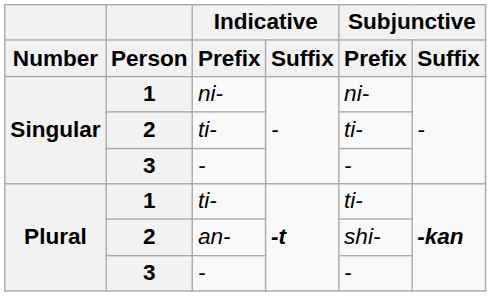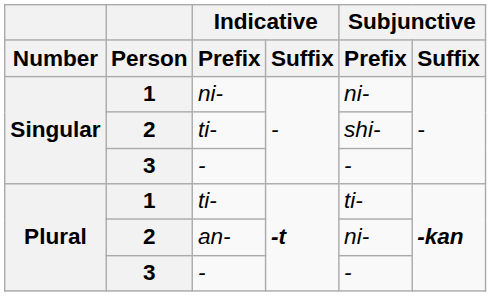(353, 129) ti- -> (362, 129) shi-
(362, 237) shi- -> (357, 237) ni-
